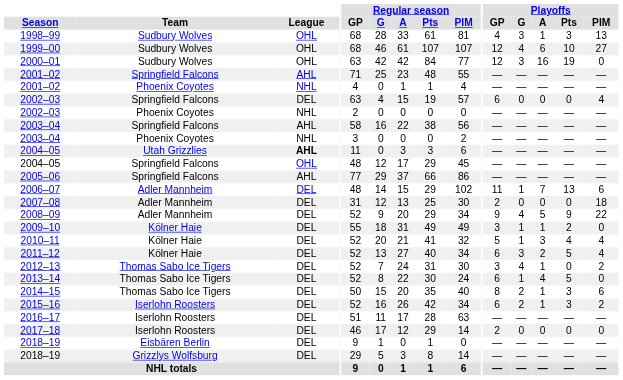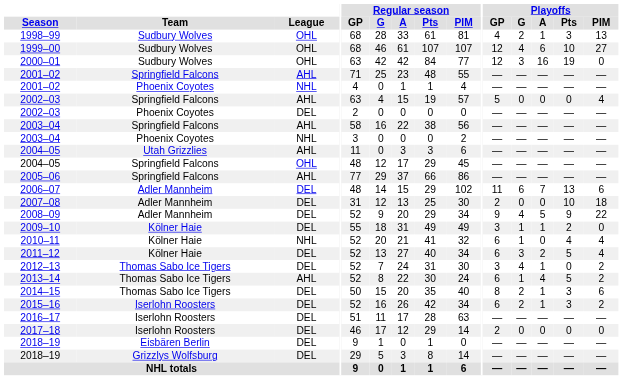(521, 36) 3 -> (521, 36) 2
(306, 100) DEL -> (306, 100) AHL
(497, 100) 6 -> (497, 100) 5
(306, 112) NHL -> (306, 112) DEL
(306, 151) bold -> (306, 151) normal
(521, 189) 1 -> (521, 189) 6
(569, 202) 0 -> (569, 202) 10
(306, 240) DEL -> (306, 240) NHL
(497, 240) 5 -> (497, 240) 6
(543, 240) 3 -> (543, 240) 0
(306, 279) DEL -> (306, 279) AHL
(601, 279) 0 -> (601, 279) 2
